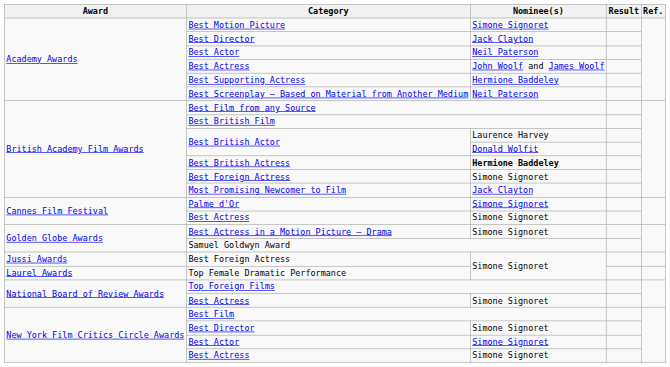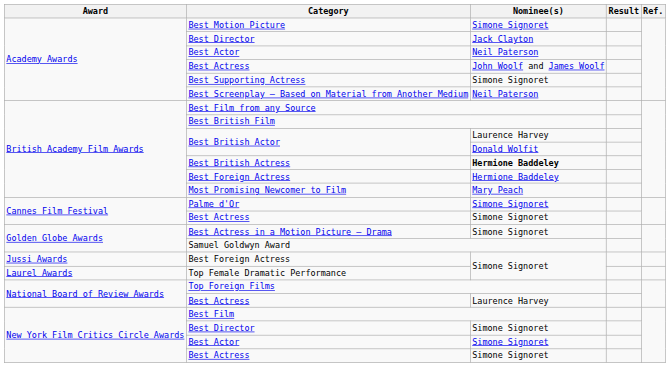(515, 80) Hermione Baddeley -> (510, 80) Simone Signoret
(510, 176) Simone Signoret -> (515, 176) Hermione Baddeley
(503, 190) Jack Clayton -> (498, 190) Mary Peach
(510, 300) Simone Signoret -> (510, 300) Laurence Harvey
